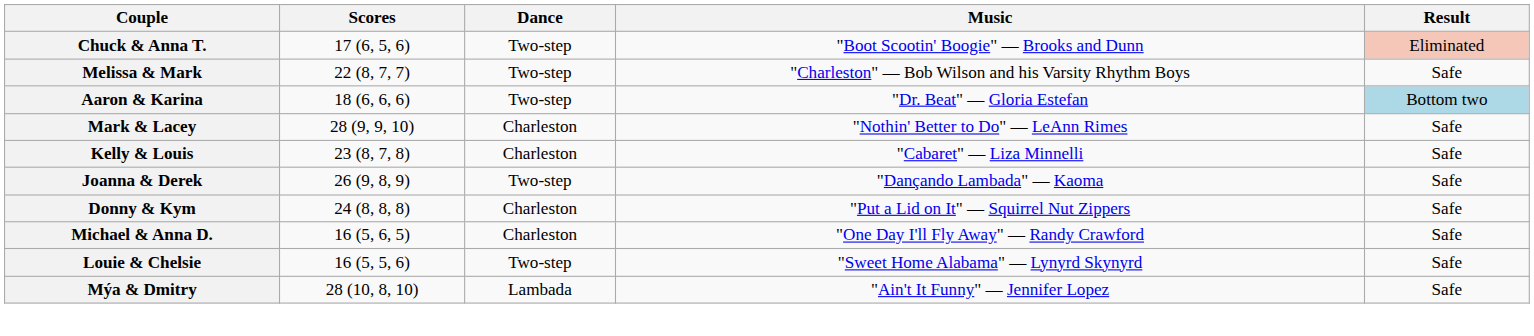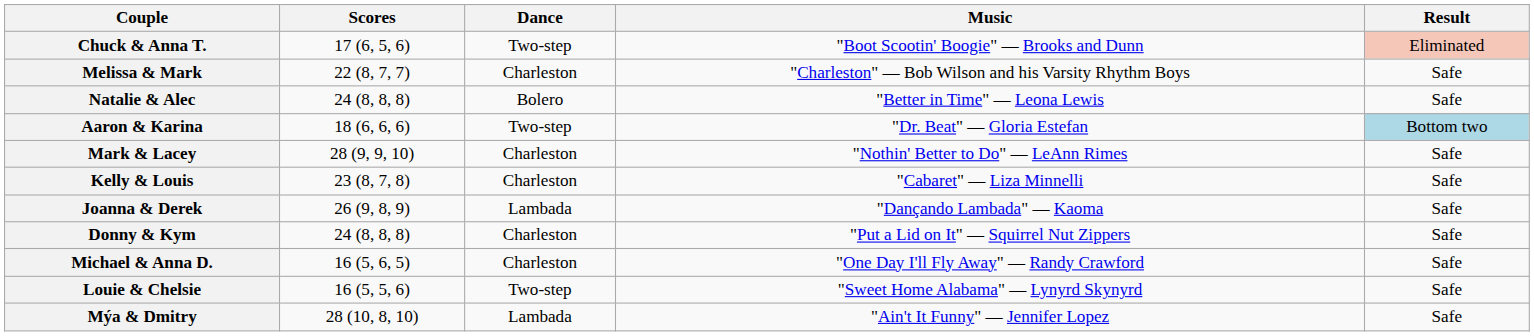(540, 72) Two-step -> (540, 72) Charleston
+ row: (142, 99)
(540, 180) Two-step -> (540, 208) Lambada
